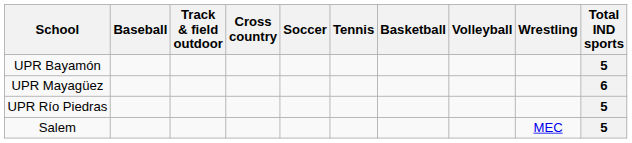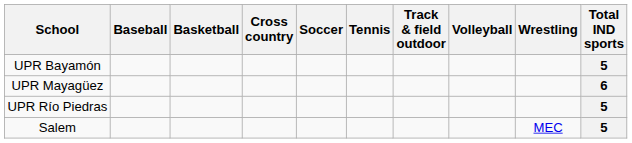columns swapped: (413, 29) <-> (198, 29)
